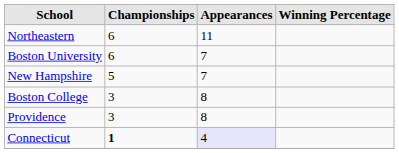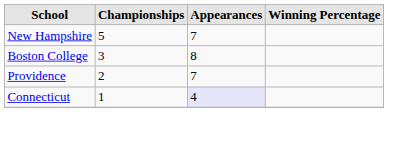- row: (41, 35)
- row: (55, 55)
(111, 117) 3 -> (101, 76) 2
(204, 117) 8 -> (194, 76) 7
(111, 138) bold -> (101, 96) normal
